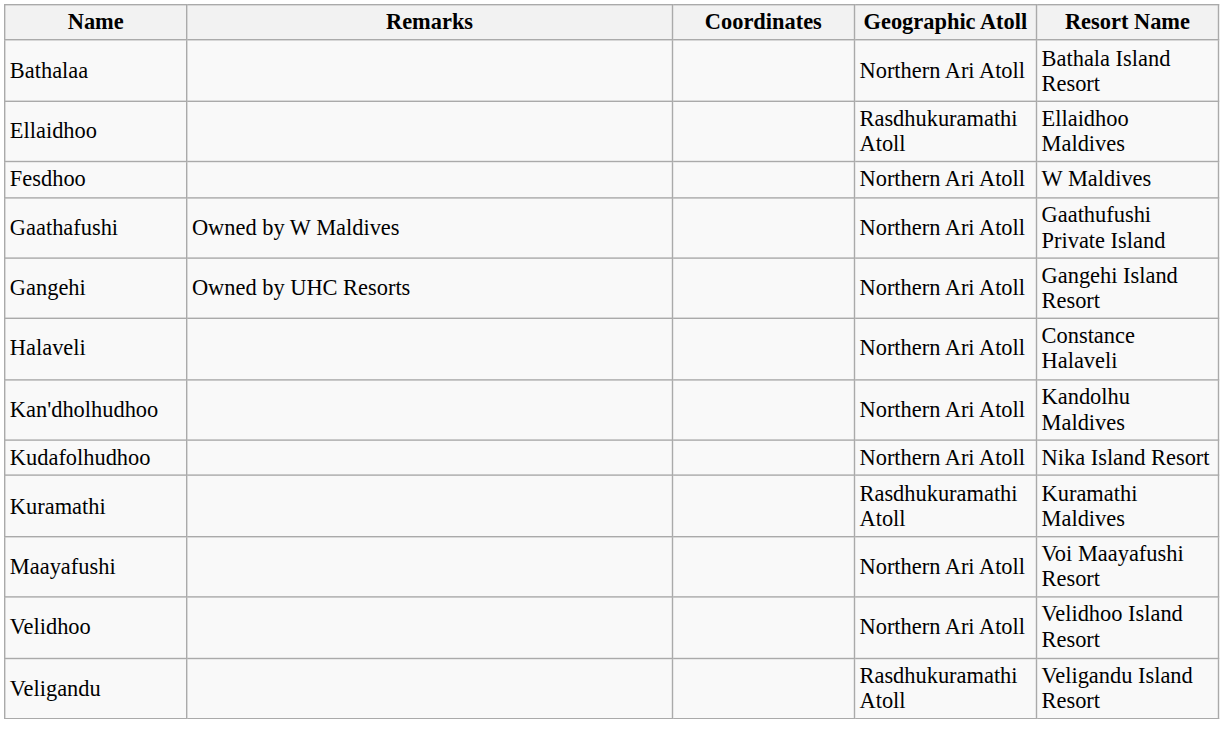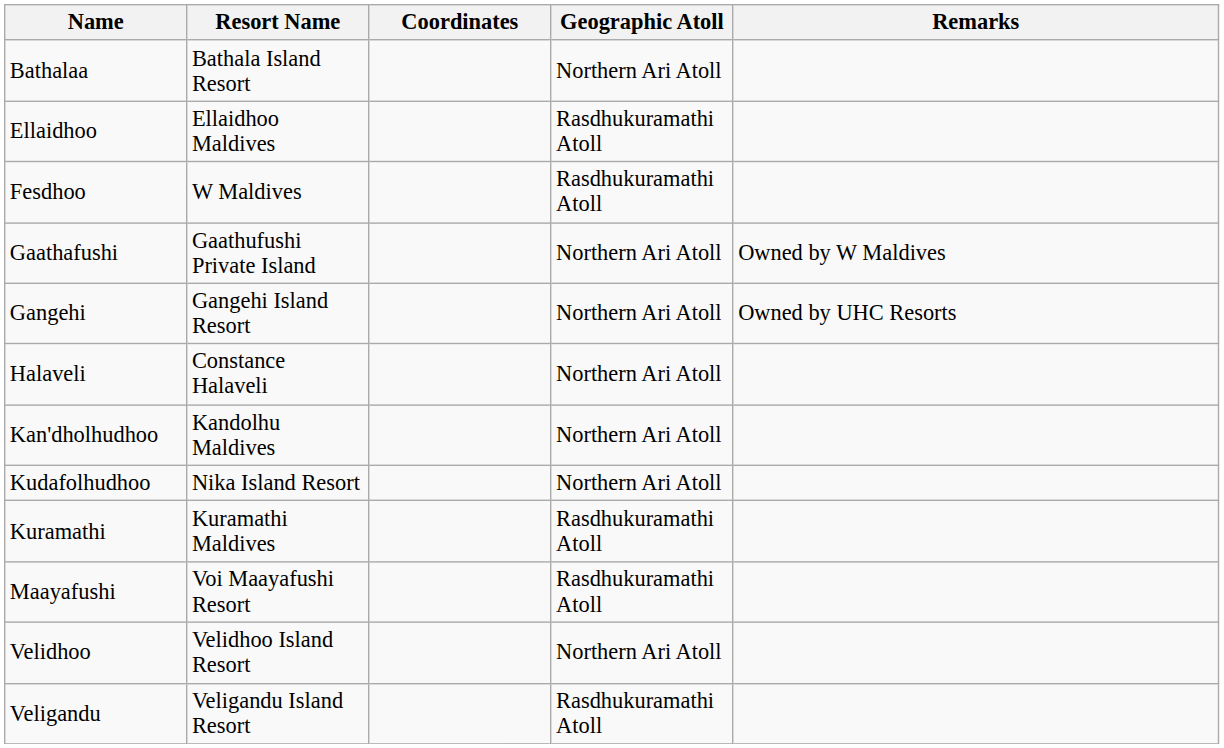columns swapped: (1127, 22) <-> (430, 22)
(942, 179) Northern Ari Atoll -> (635, 191) Rasdhukuramathi Atoll
(942, 566) Northern Ari Atoll -> (635, 591) Rasdhukuramathi Atoll
